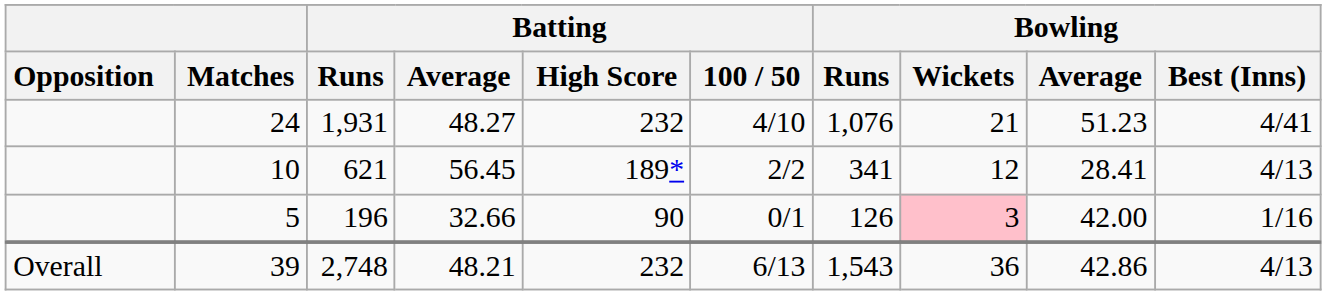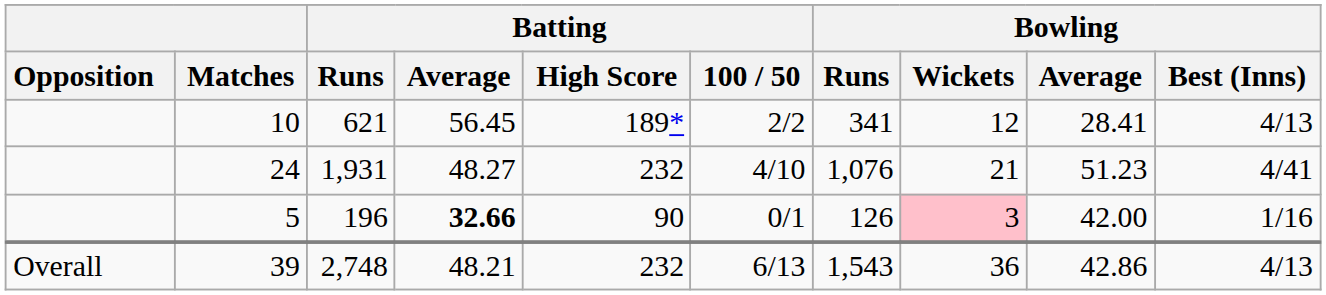rows swapped: (285, 122) <-> (285, 169)
(482, 216) normal -> (482, 216) bold
